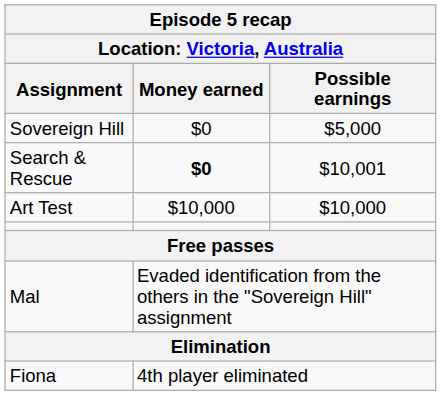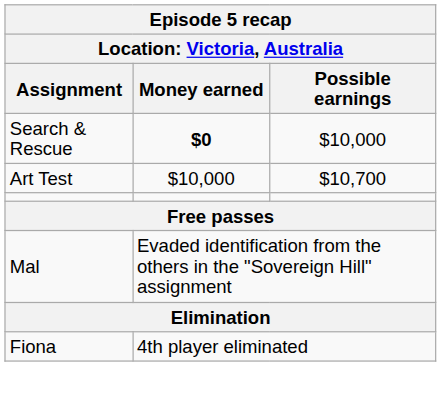- row: (67, 128)
(353, 168) $10,001 -> (353, 139) $10,000
(353, 208) $10,000 -> (353, 178) $10,700
